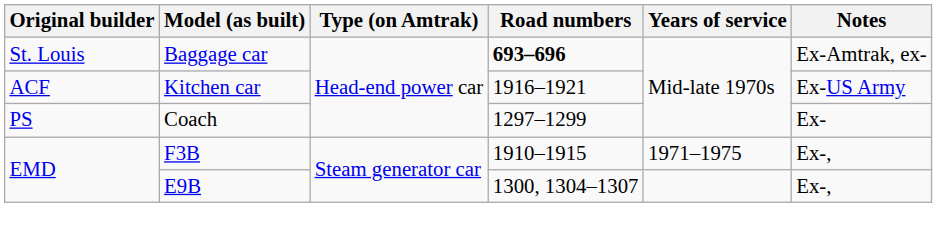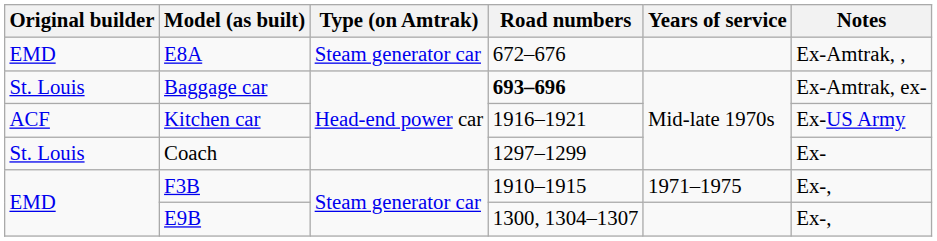+ row: (183, 53)
(21, 119) PS -> (47, 152) St. Louis
